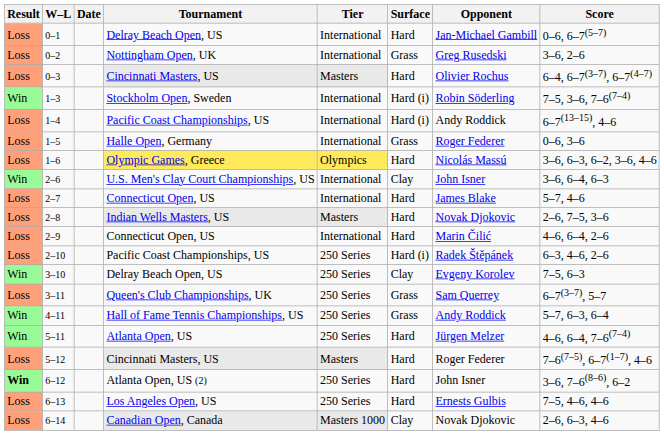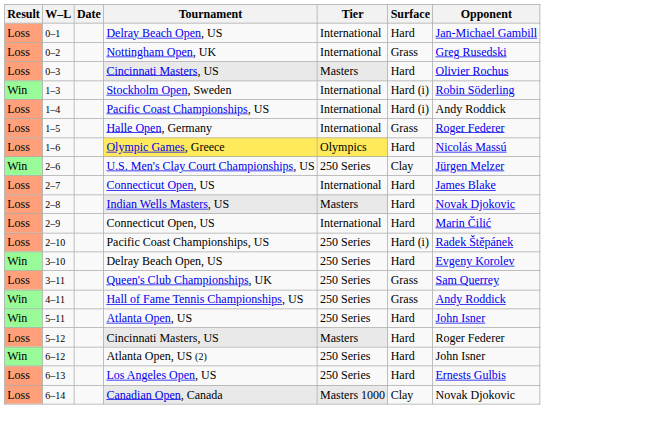- column: (600, 14)
(351, 179) International -> (345, 166) 250 Series
(460, 179) John Isner -> (470, 166) Jürgen Melzer
(402, 274) Clay -> (403, 261) Hard
(470, 336) Jürgen Melzer -> (460, 318) John Isner
(18, 380) bold -> (17, 356) normal
